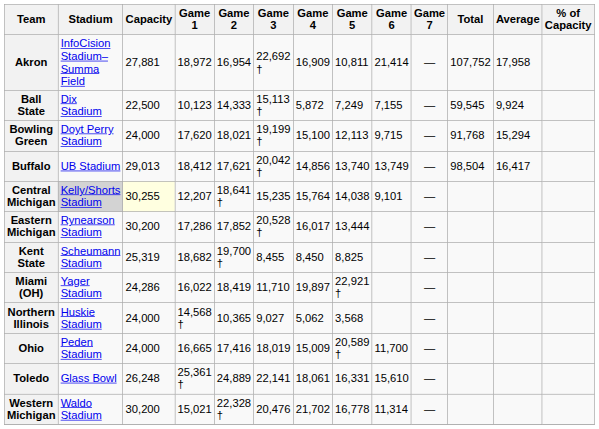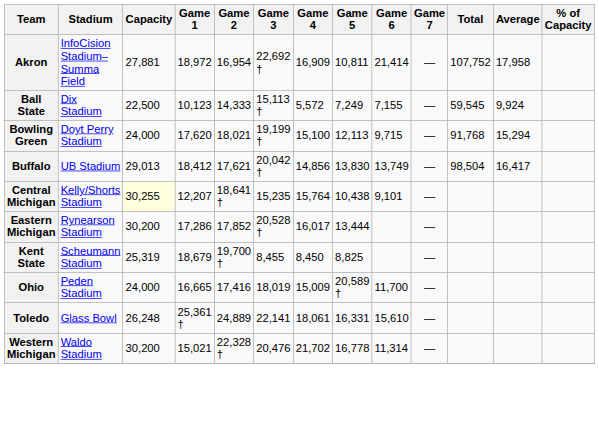(310, 105) 5,872 -> (310, 105) 5,572
(352, 166) 13,740 -> (352, 166) 13,830
(91, 196) lightgrey background -> (91, 196) no background
(352, 196) 14,038 -> (352, 196) 10,438
(195, 257) 18,682 -> (195, 257) 18,679
- row: (31, 287)
- row: (31, 318)
